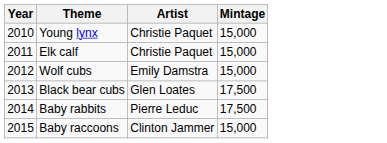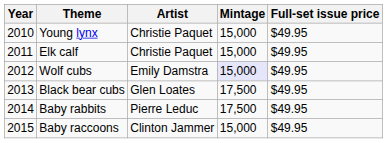+ column: (325, 14)
(238, 71) no background -> (238, 71) lavender background
